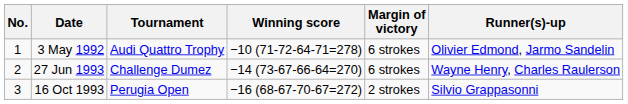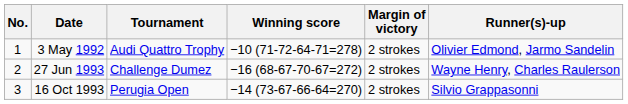(394, 49) 6 strokes -> (394, 49) 2 strokes
(296, 69) −14 (73-67-66-64=270) -> (296, 69) −16 (68-67-70-67=272)
(394, 69) 6 strokes -> (394, 69) 2 strokes
(296, 90) −16 (68-67-70-67=272) -> (296, 90) −14 (73-67-66-64=270)
